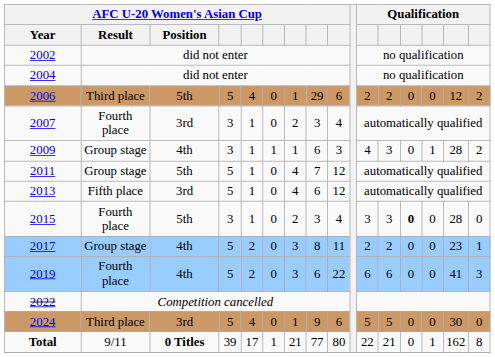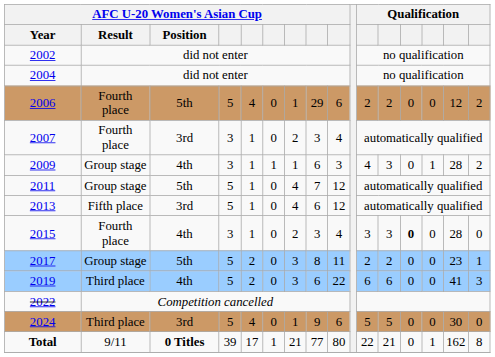(115, 95) Third place -> (115, 103) Fourth place
(185, 218) 5th -> (185, 233) 4th
(185, 246) 4th -> (185, 260) 5th
(115, 273) Fourth place -> (115, 281) Third place
